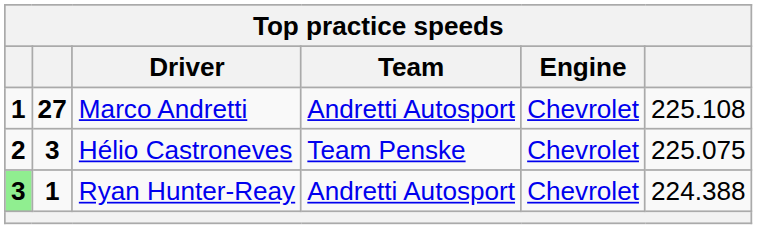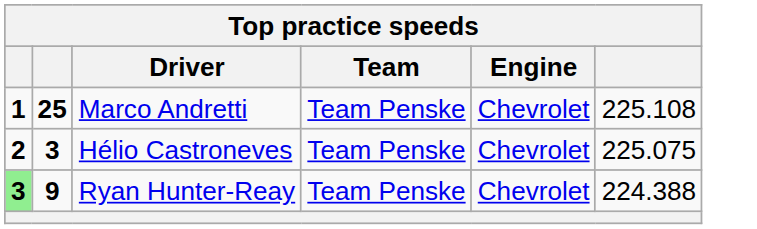(52, 109) 27 -> (52, 109) 25
(411, 109) Andretti Autosport -> (386, 109) Team Penske
(52, 191) 1 -> (52, 191) 9
(411, 191) Andretti Autosport -> (386, 191) Team Penske
